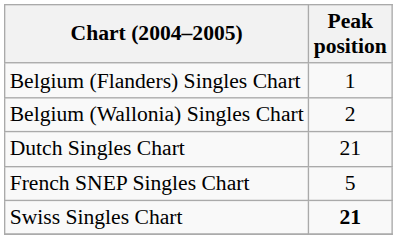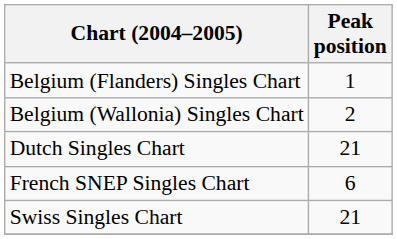(350, 182) 5 -> (350, 182) 6
(350, 217) bold -> (350, 217) normal
